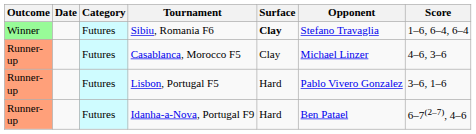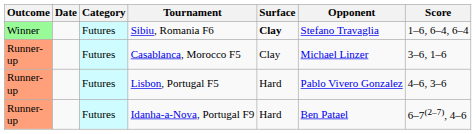(427, 54) 4–6, 3–6 -> (427, 54) 3–6, 1–6
(427, 84) 3–6, 1–6 -> (427, 84) 4–6, 3–6
